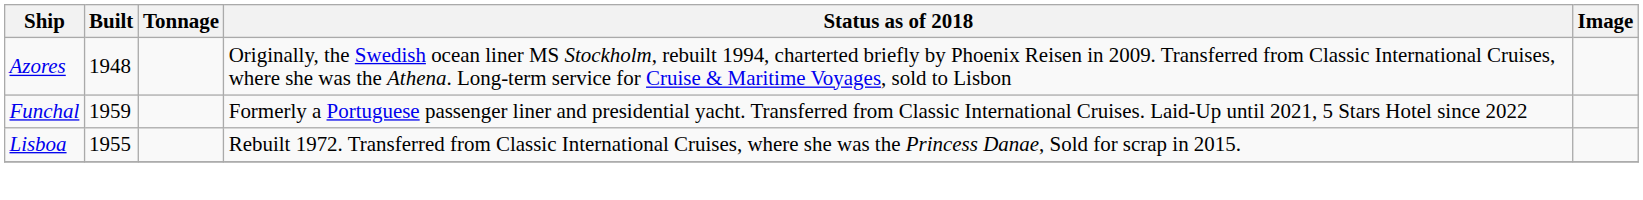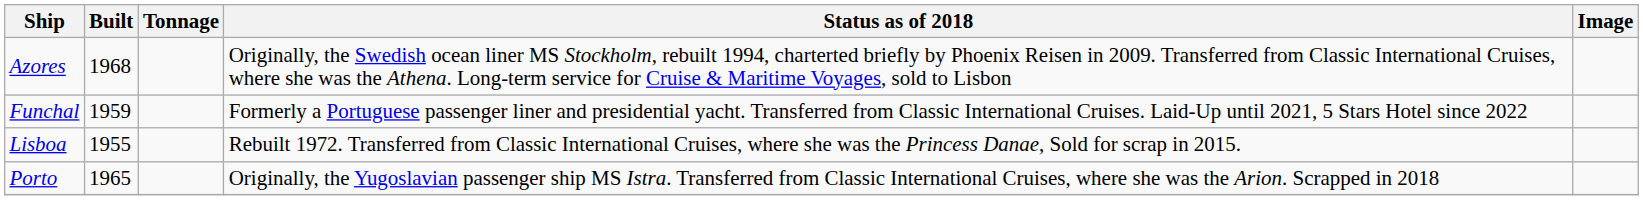(110, 66) 1948 -> (110, 66) 1968
+ row: (33, 177)
